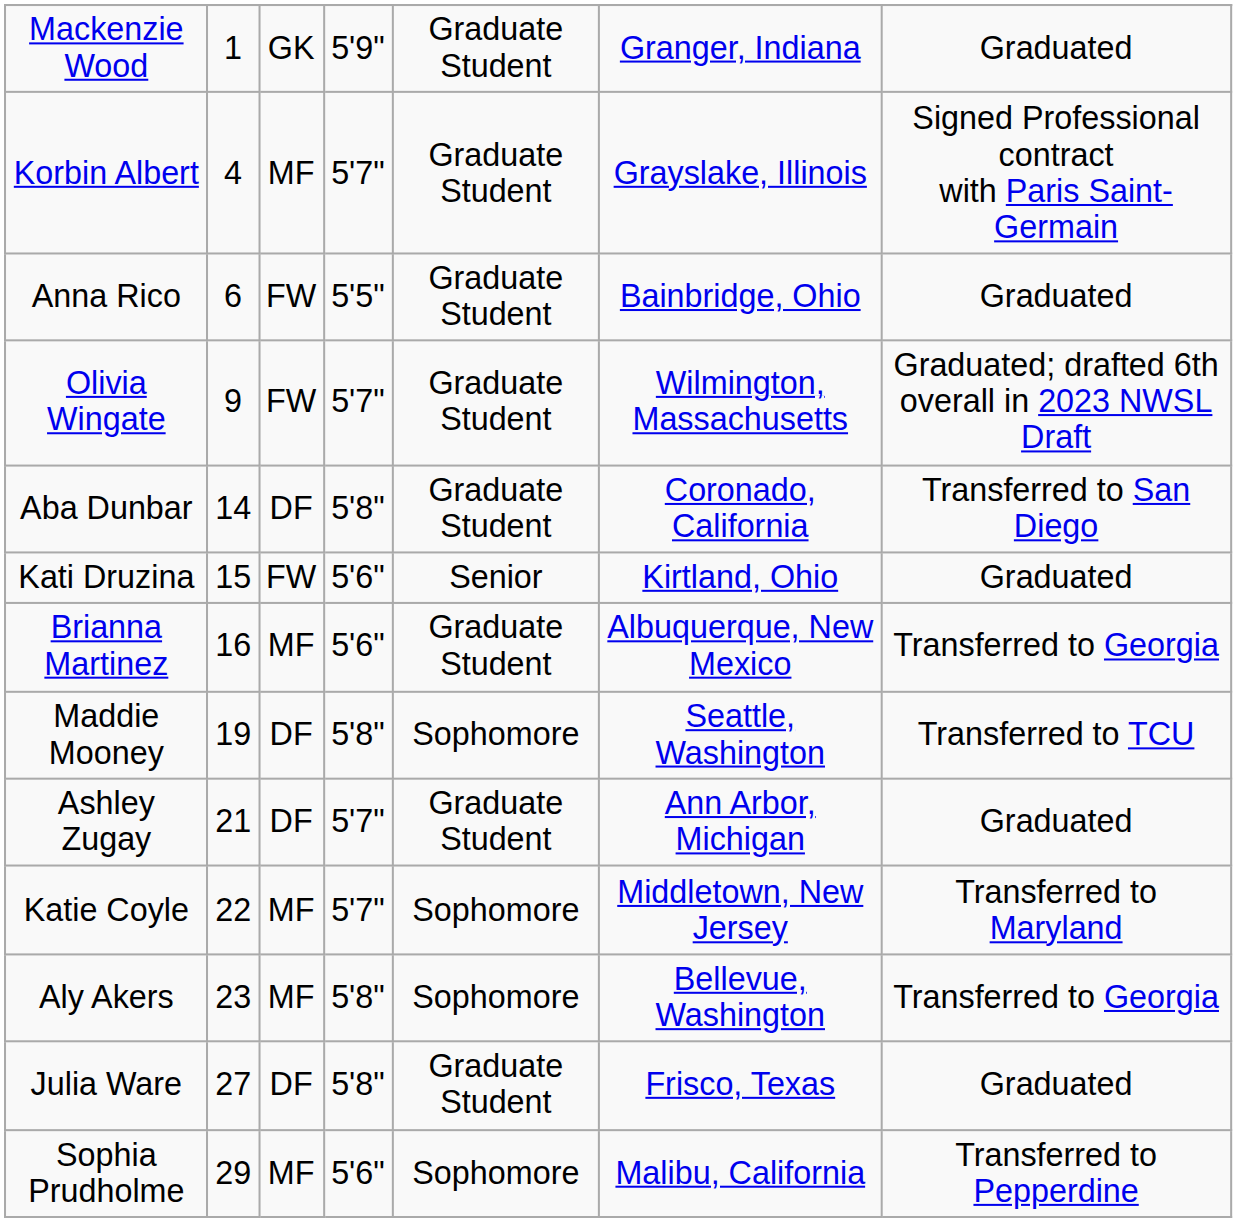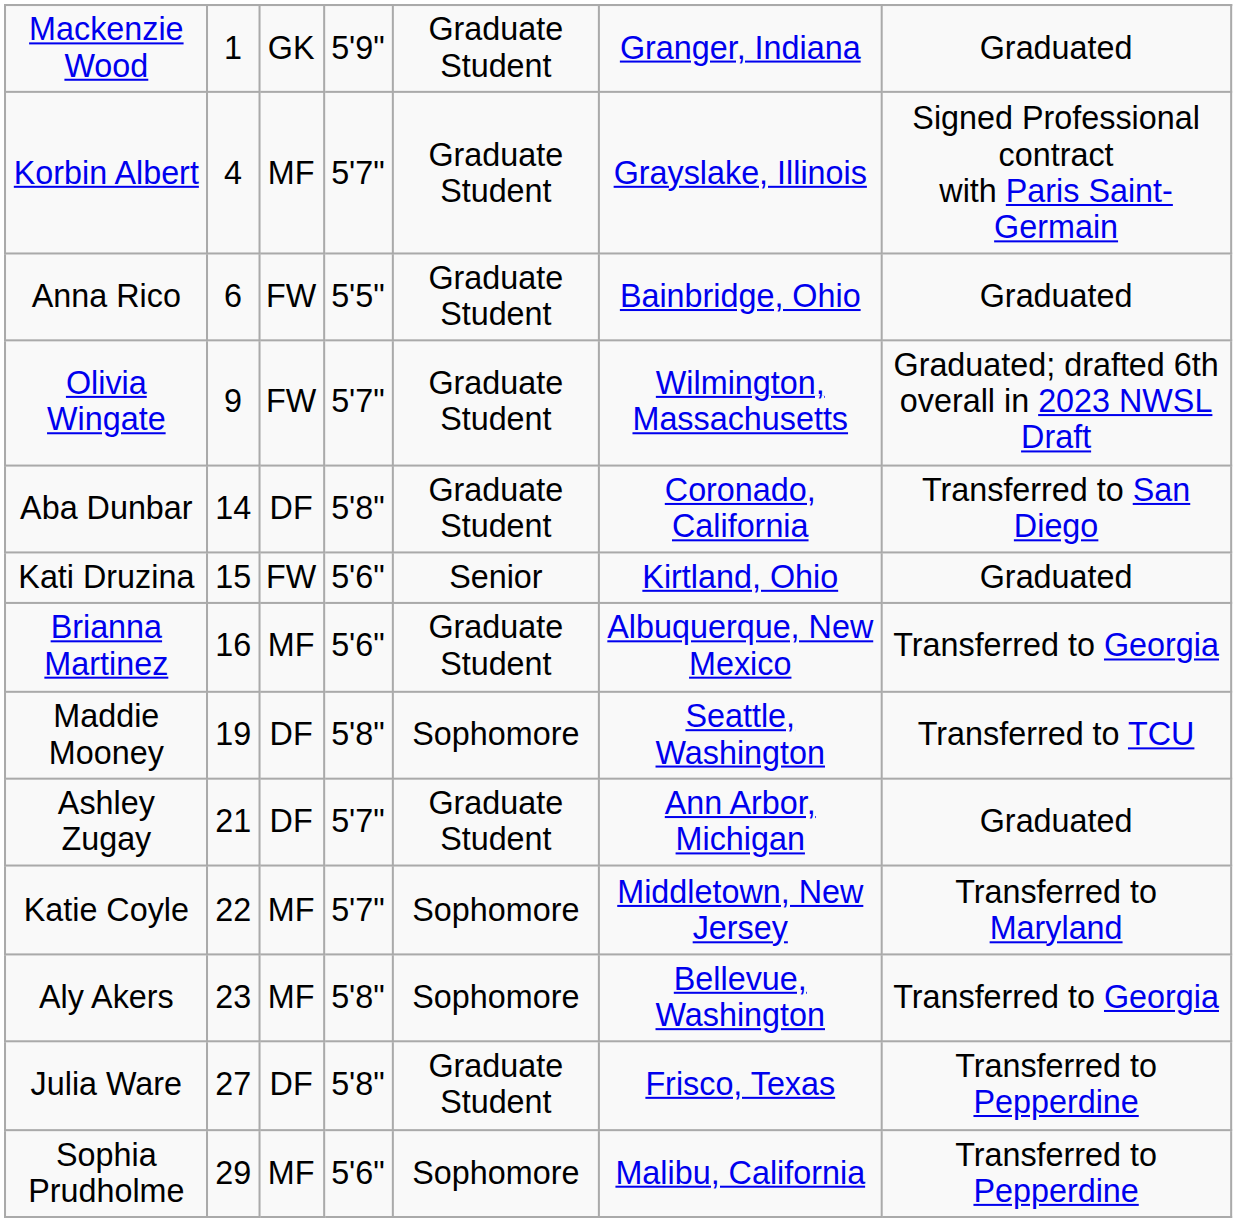(1056, 1084) Graduated -> (1056, 1084) Transferred to Pepperdine
